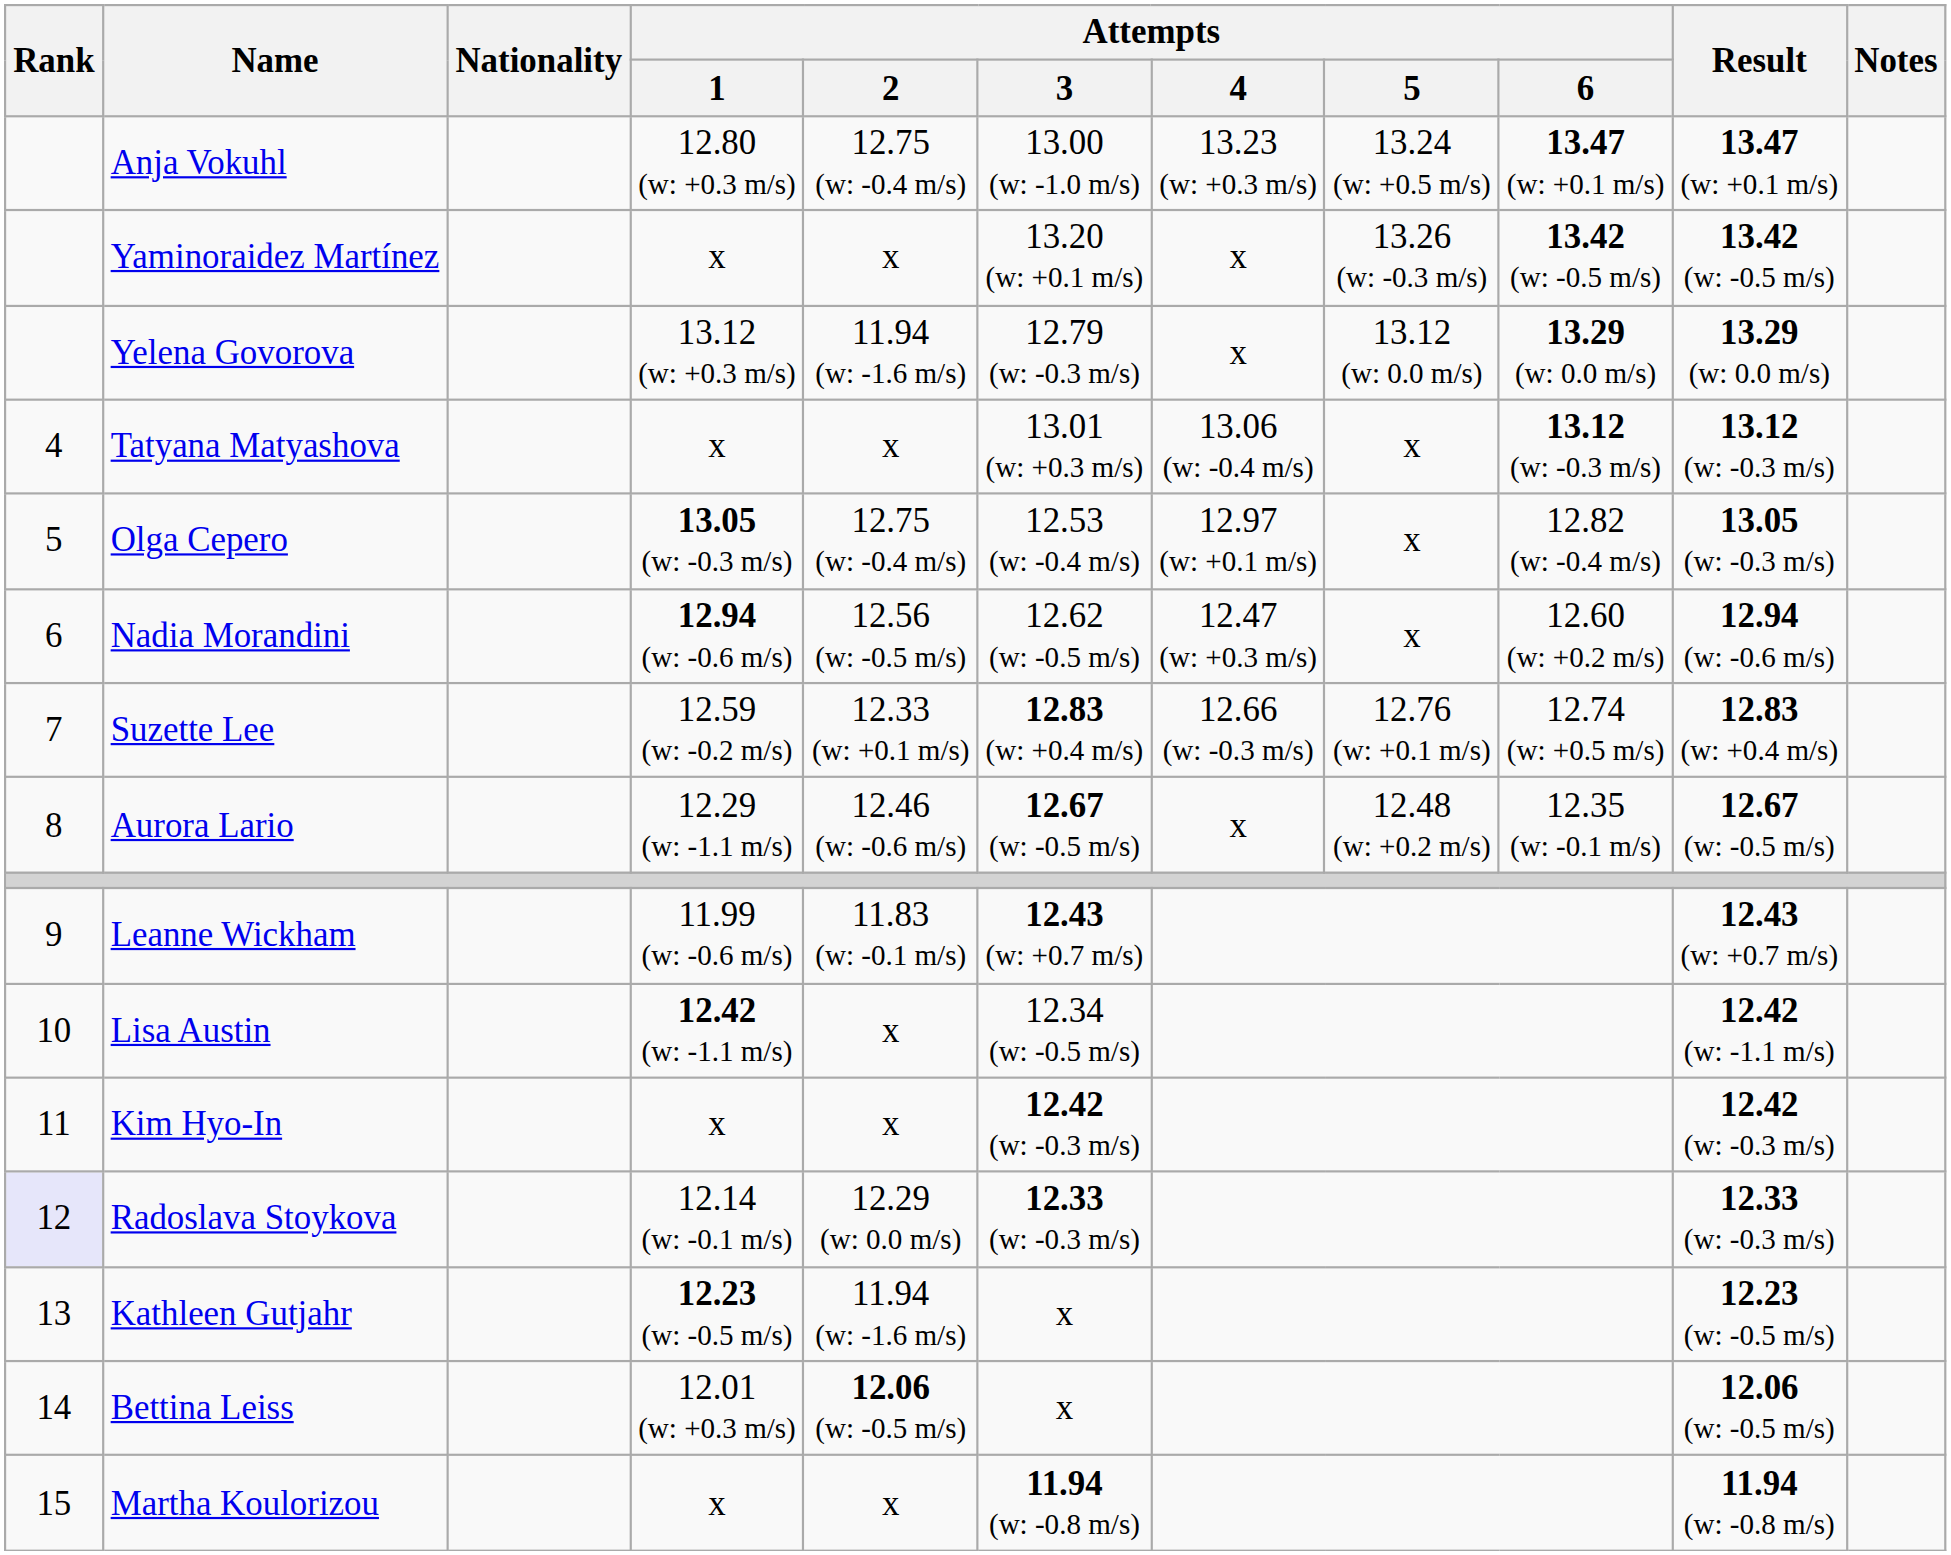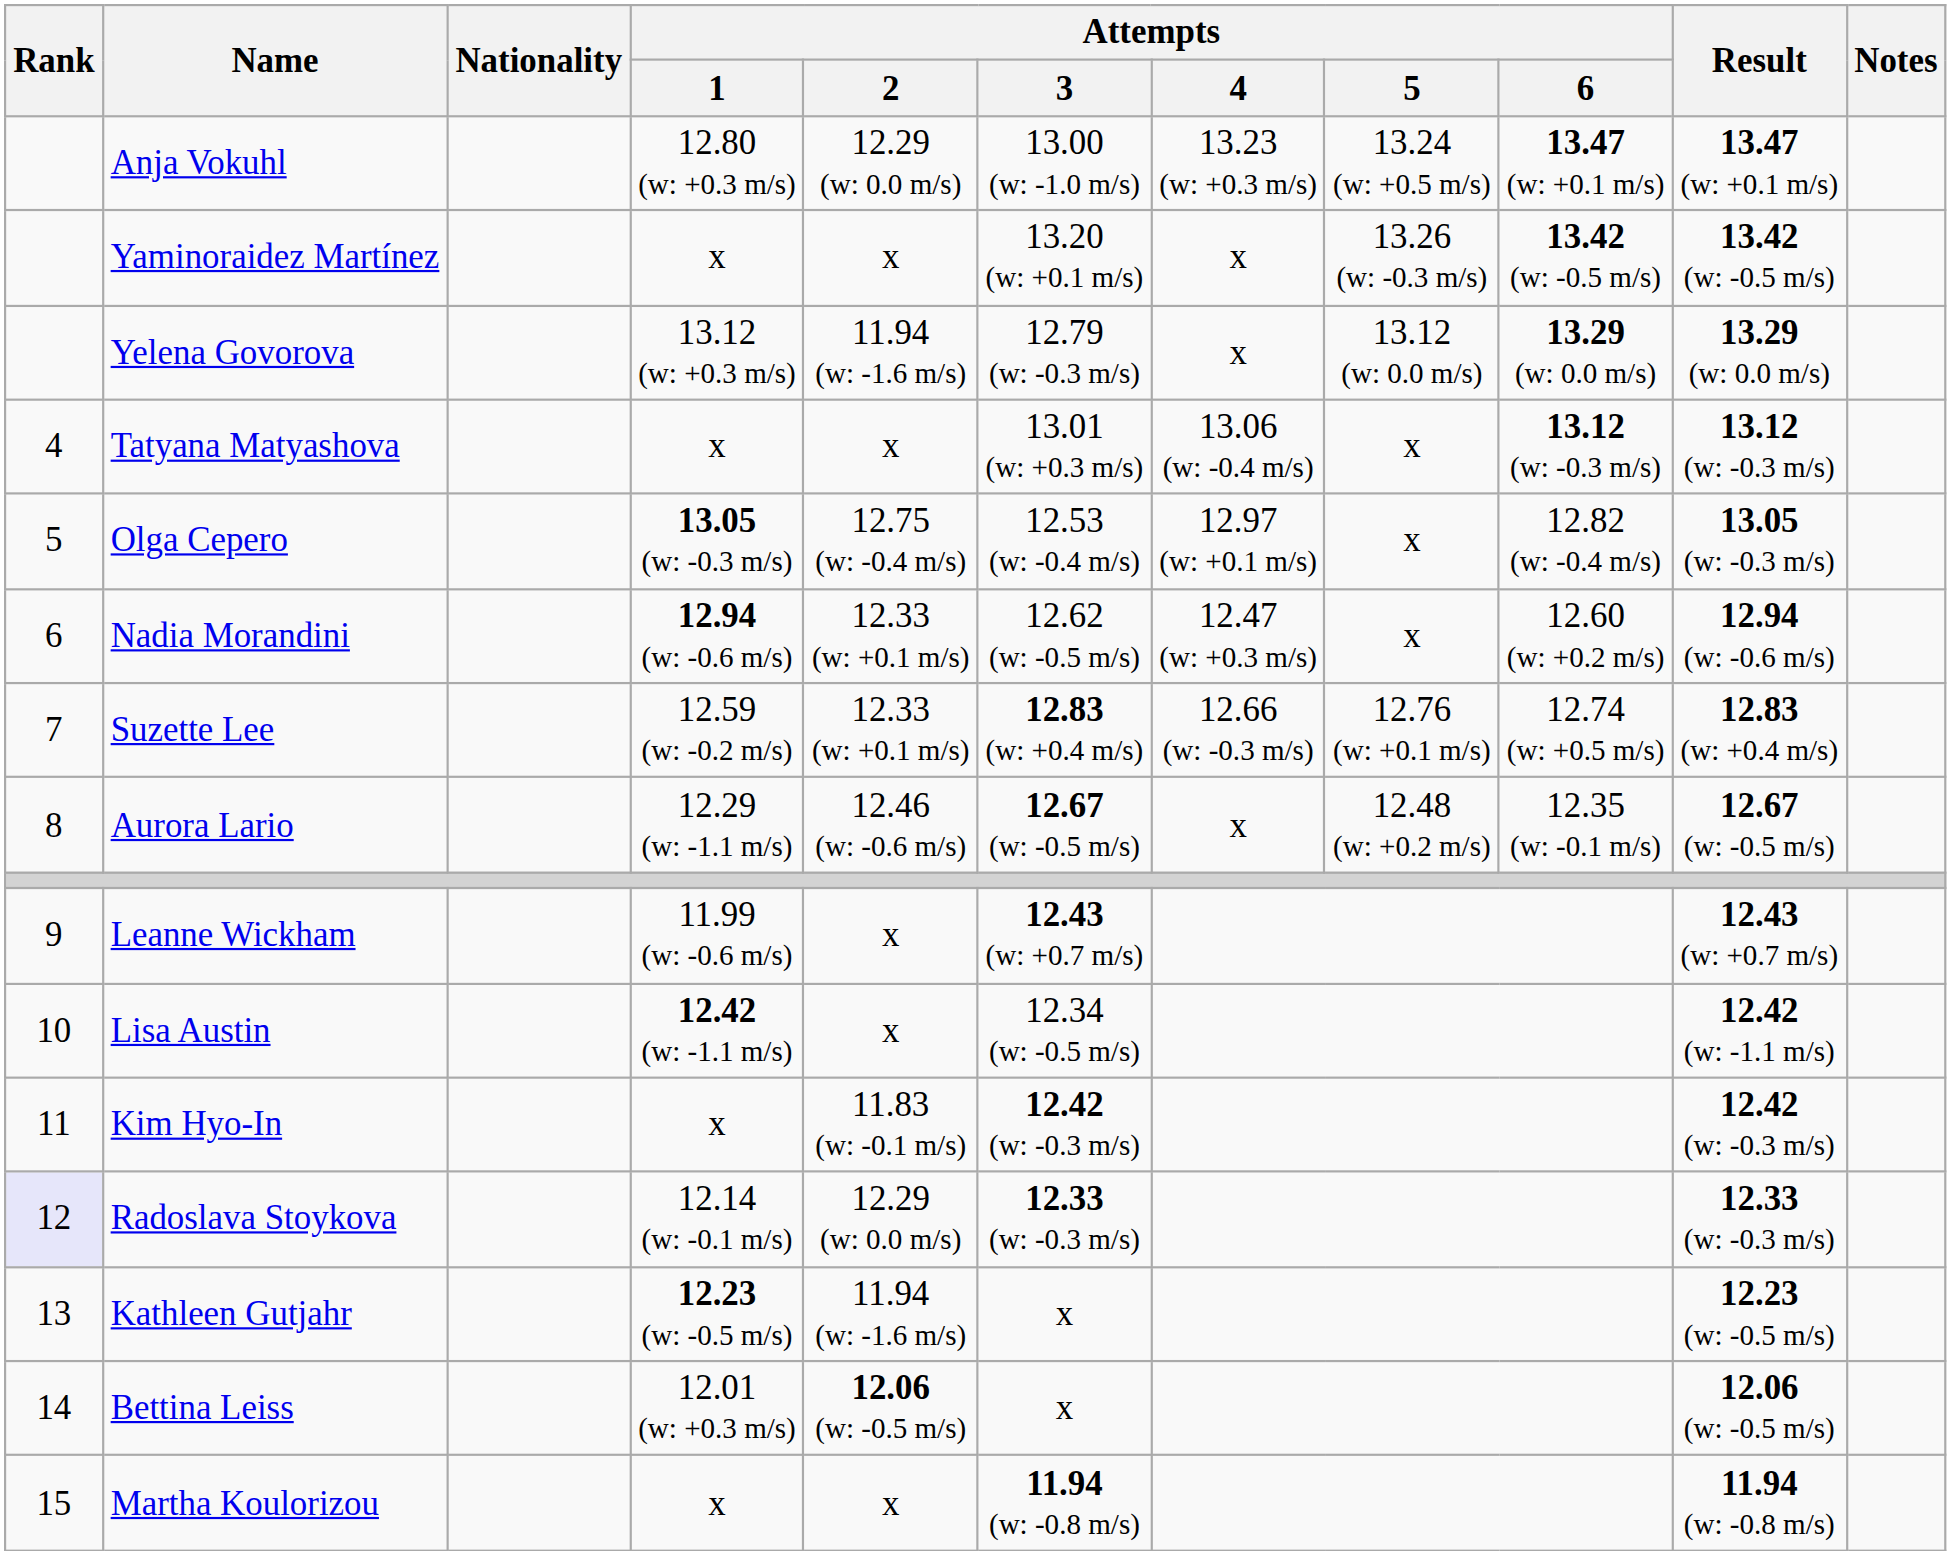(891, 162) 12.75 (w: -0.4 m/s) -> (891, 162) 12.29 (w: 0.0 m/s)
(891, 635) 12.56 (w: -0.5 m/s) -> (891, 635) 12.33 (w: +0.1 m/s)
(891, 934) 11.83 (w: -0.1 m/s) -> (891, 934) x
(891, 1124) x -> (891, 1124) 11.83 (w: -0.1 m/s)
